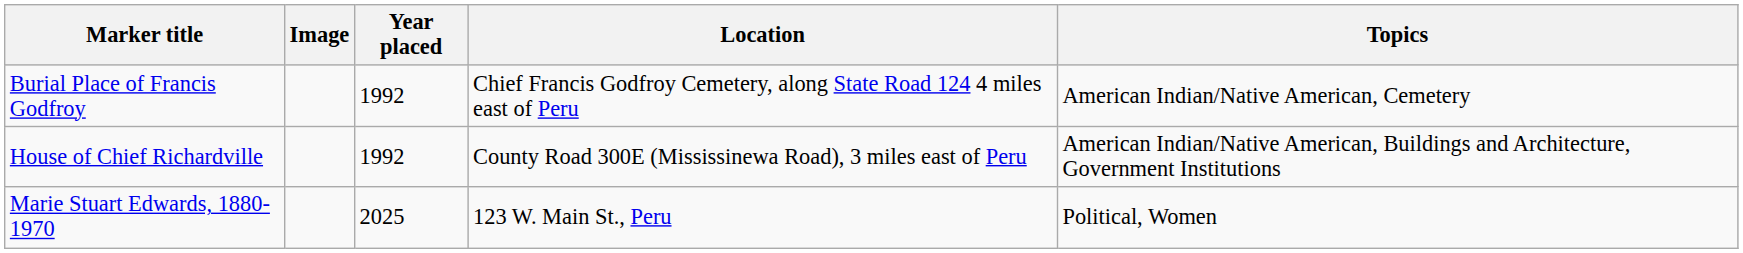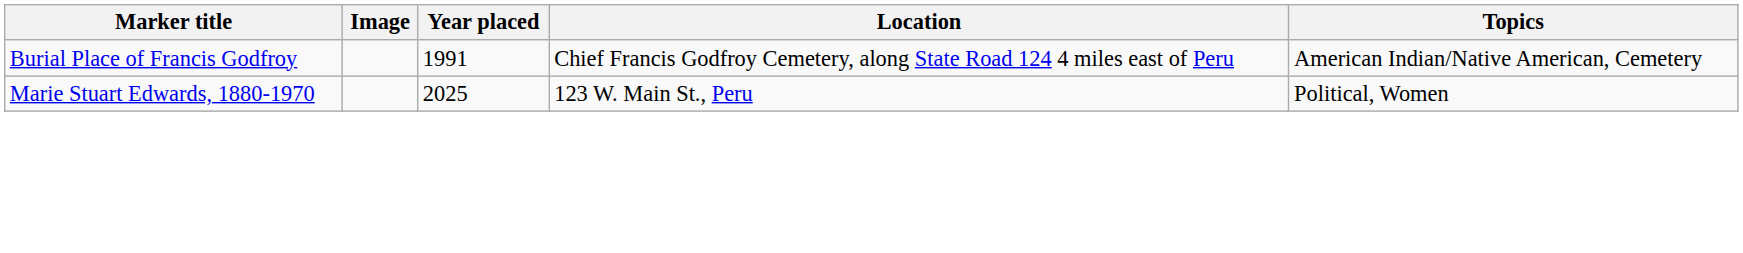(382, 95) 1992 -> (445, 57) 1991
- row: (136, 156)
